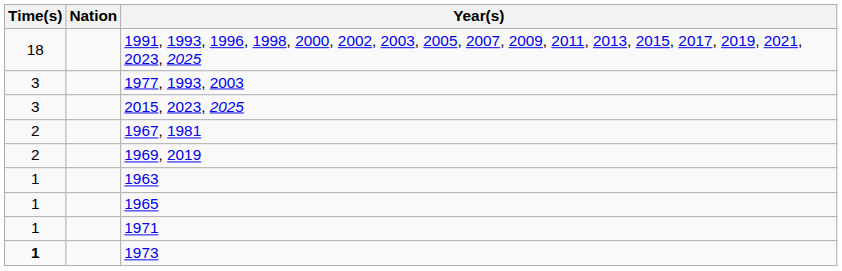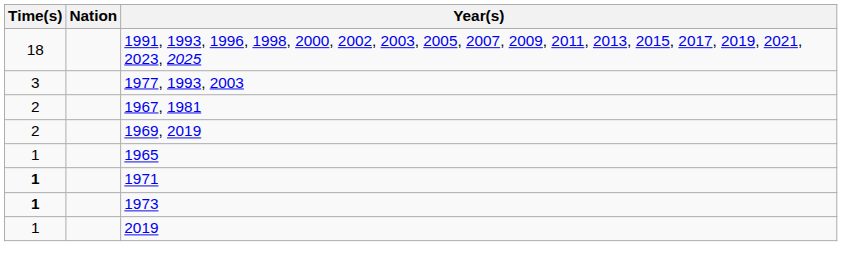- row: (184, 107)
- row: (141, 180)
(35, 228) normal -> (35, 180) bold
+ row: (141, 228)
